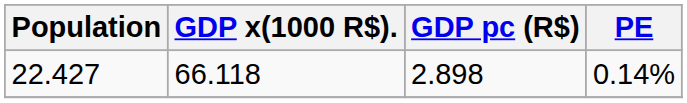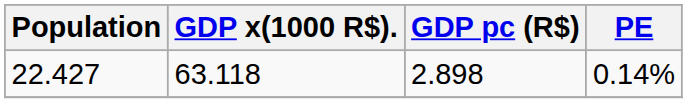(218, 73) 66.118 -> (218, 73) 63.118
